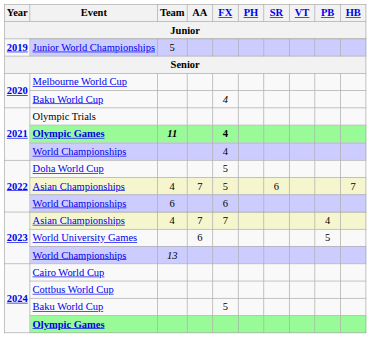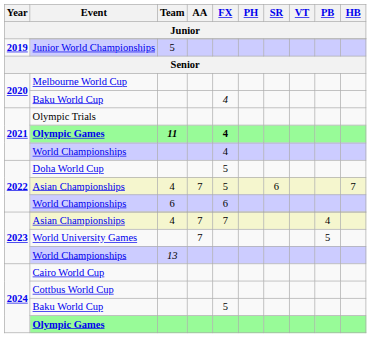(200, 238) 6 -> (200, 238) 7
